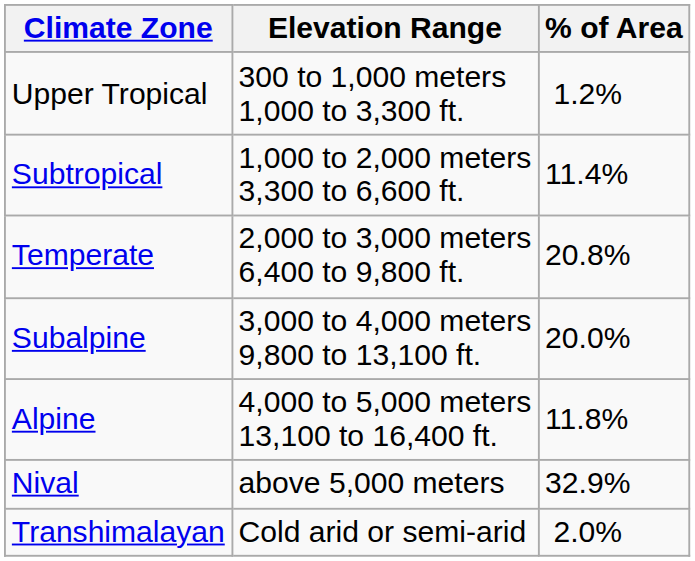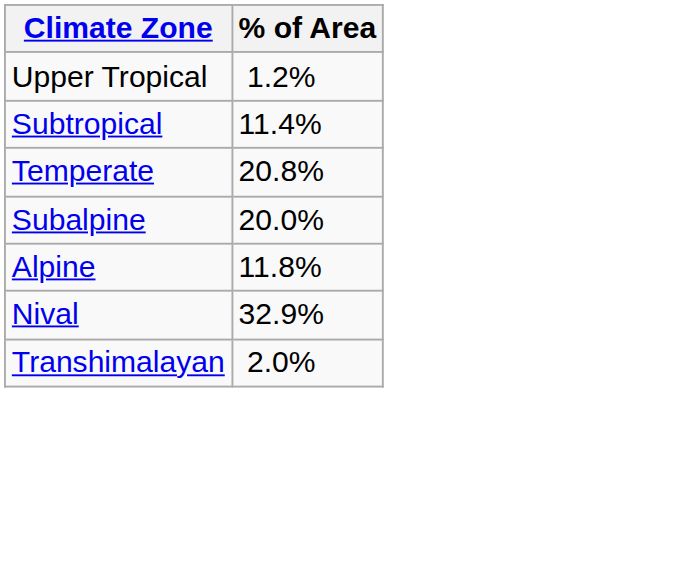- column: (385, 28)
